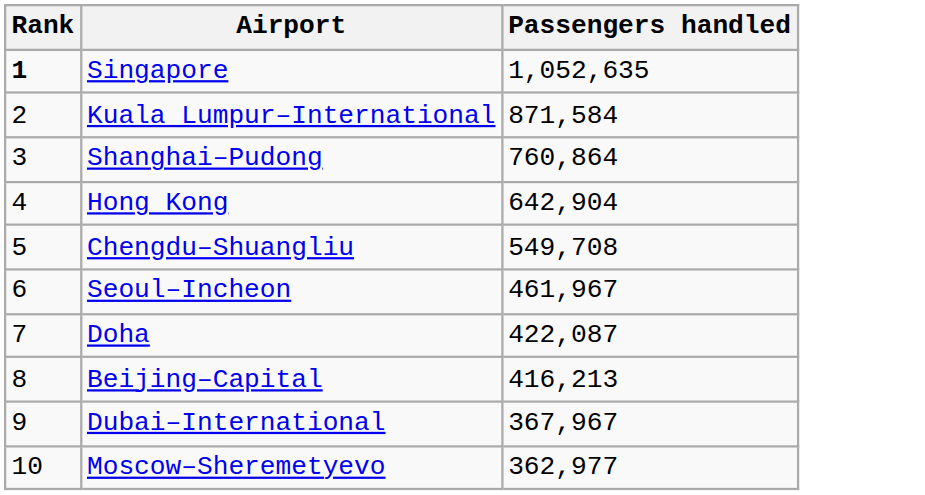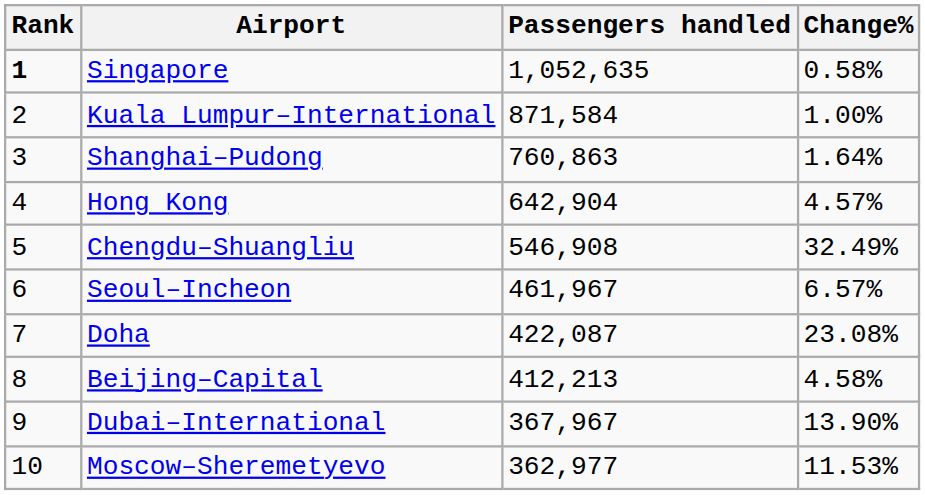+ column: (859, 27)
(563, 159) 760,864 -> (563, 159) 760,863
(563, 247) 549,708 -> (563, 247) 546,908
(563, 379) 416,213 -> (563, 379) 412,213
